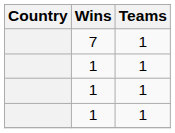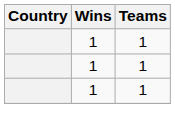- row: (38, 41)
